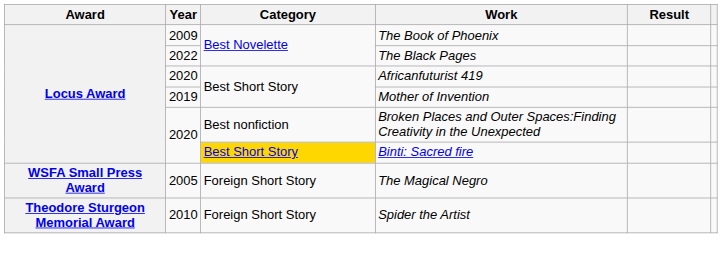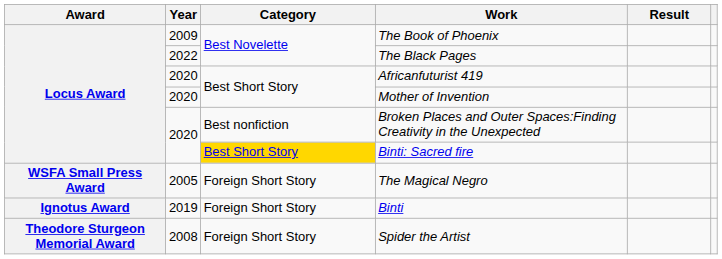(183, 96) 2019 -> (183, 96) 2020
+ row: (391, 208)
(183, 215) 2010 -> (183, 236) 2008
